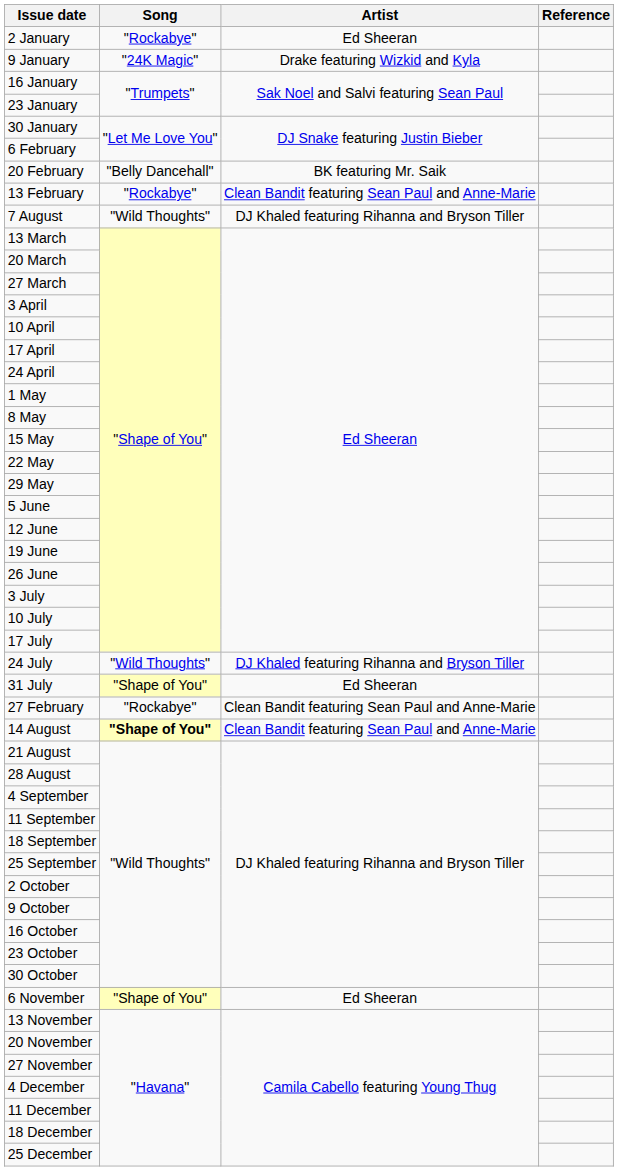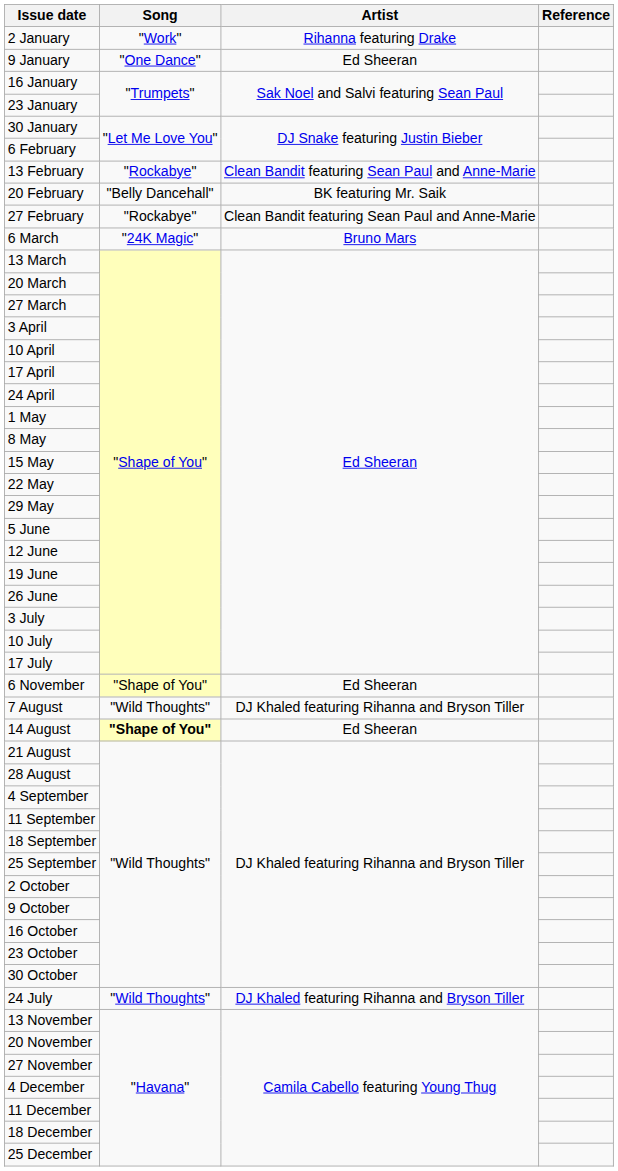(160, 37) "Rockabye" -> (160, 37) "Work"
(380, 37) Ed Sheeran -> (380, 37) Rihanna featuring Drake
(160, 60) "24K Magic" -> (160, 60) "One Dance"
(380, 60) Drake featuring Wizkid and Kyla -> (380, 60) Ed Sheeran
rows swapped: (46, 194) <-> (46, 171)
rows swapped: (46, 707) <-> (35, 216)
+ row: (33, 238)
rows swapped: (30, 663) <-> (46, 998)
- row: (30, 685)
(380, 730) Clean Bandit featuring Sean Paul and Anne-Marie -> (380, 730) Ed Sheeran
